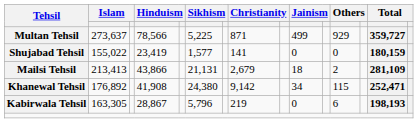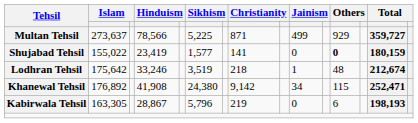(335, 52) normal -> (335, 52) bold
+ row: (47, 69)
- row: (47, 69)
